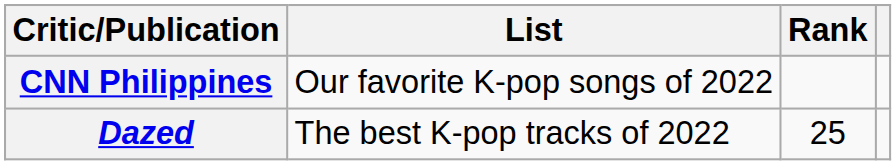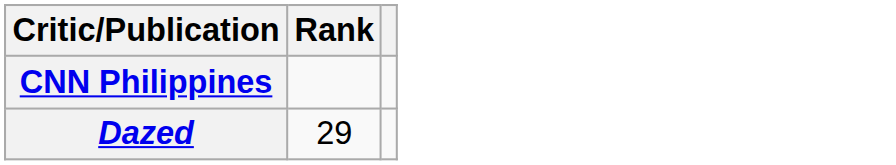- column: (534, 30)
(828, 133) 25 -> (334, 133) 29
